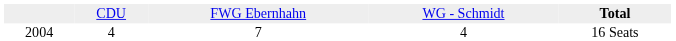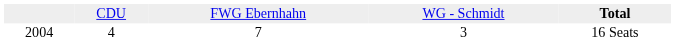(463, 33) 4 -> (463, 33) 3
